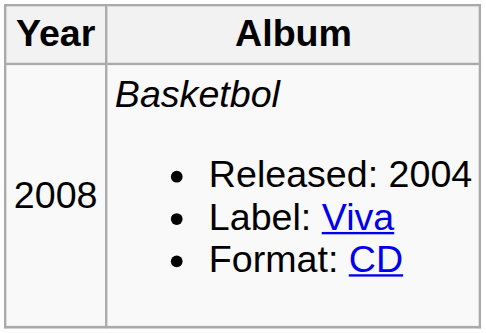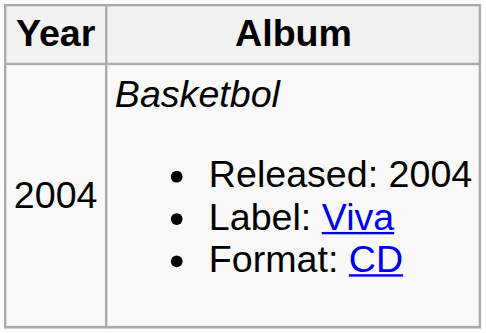(56, 194) 2008 -> (56, 194) 2004
